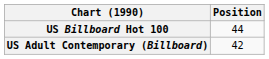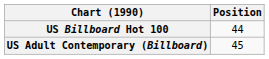(238, 46) 42 -> (238, 46) 45
